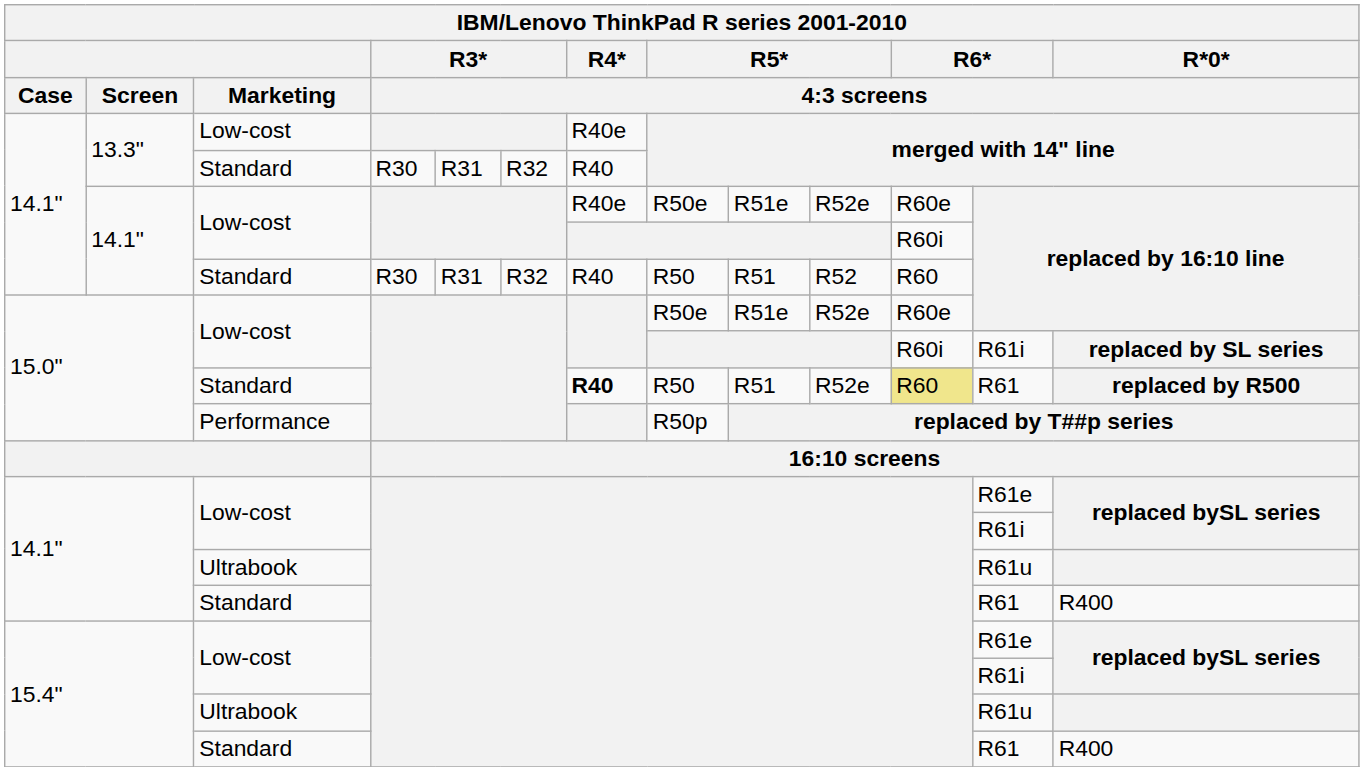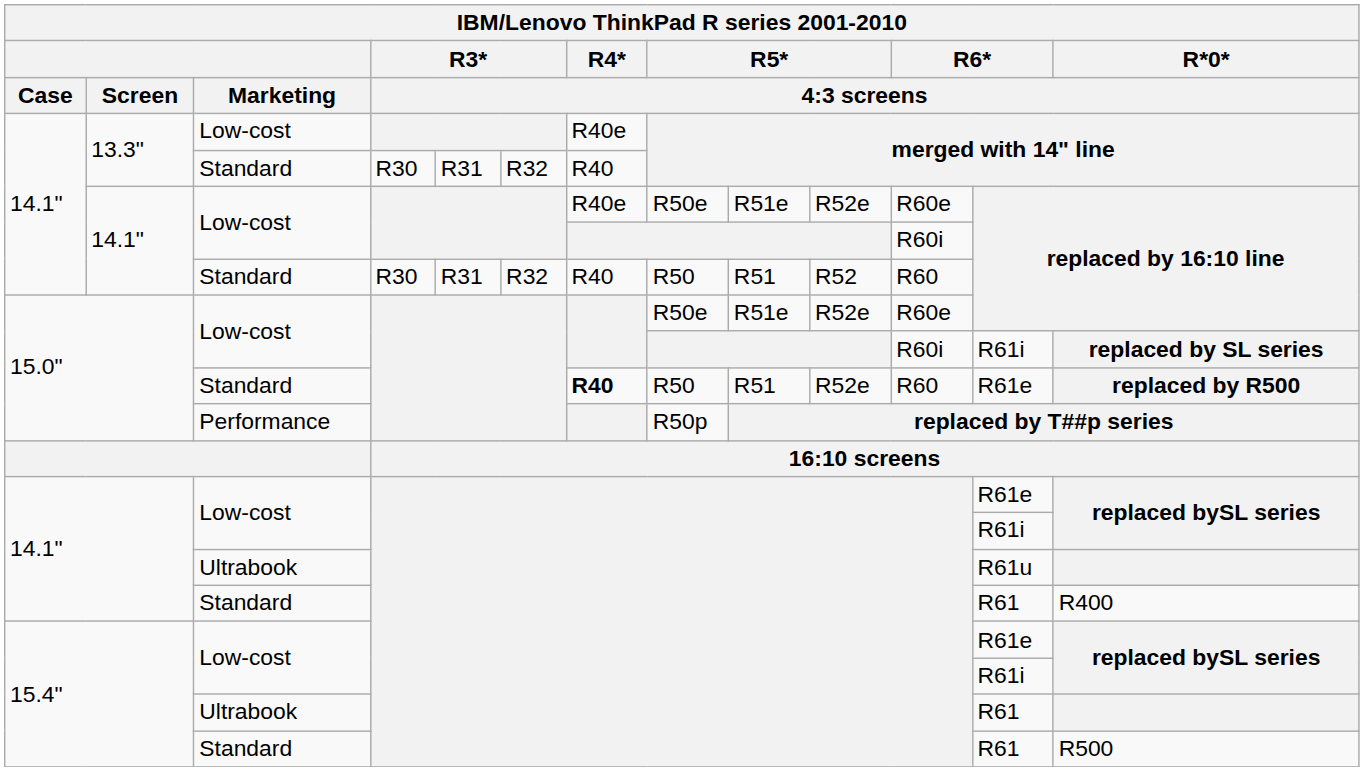(917, 385) khaki background -> (917, 385) no background
(998, 385) R61 -> (1005, 385) R61e
(1005, 712) R61u -> (998, 712) R61
(1086, 748) R400 -> (1086, 748) R500
